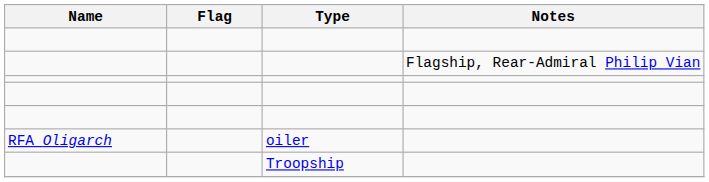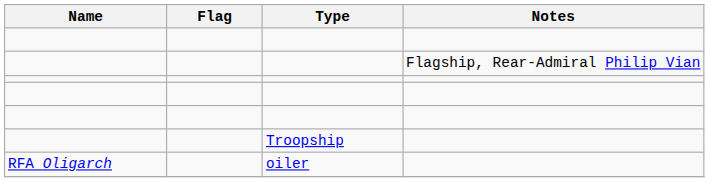rows swapped: (305, 164) <-> (288, 141)
